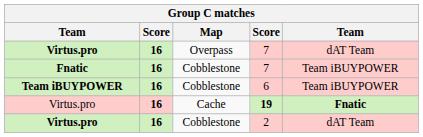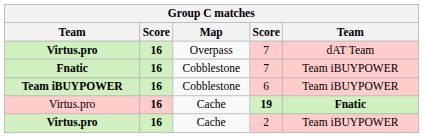(211, 123) Cobblestone -> (211, 123) Cache
(350, 123) dAT Team -> (350, 123) Team iBUYPOWER
